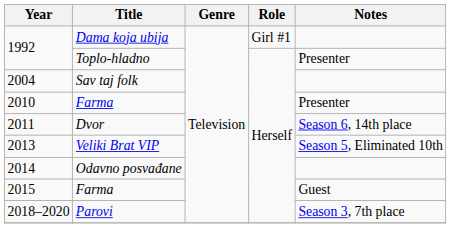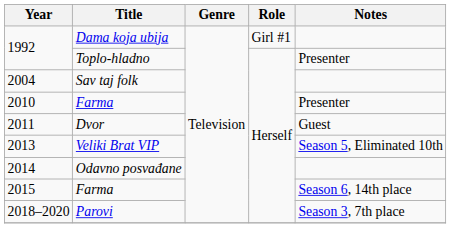(355, 124) Season 6, 14th place -> (314, 124) Guest
(314, 189) Guest -> (355, 189) Season 6, 14th place
